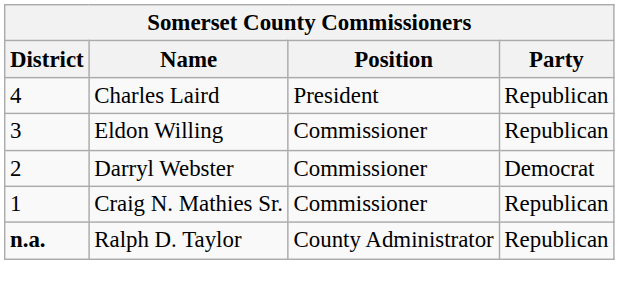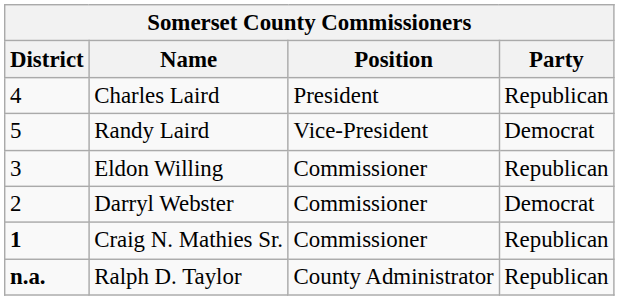+ row: (152, 131)
(16, 204) normal -> (16, 240) bold
